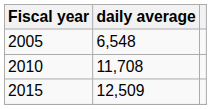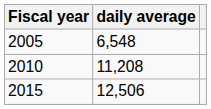(120, 66) 11,708 -> (120, 66) 11,208
(120, 91) 12,509 -> (120, 91) 12,506
